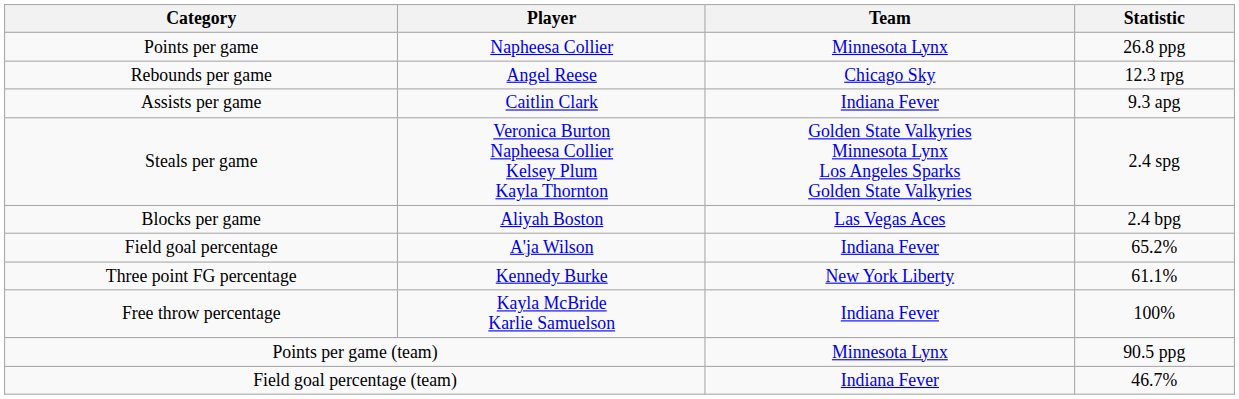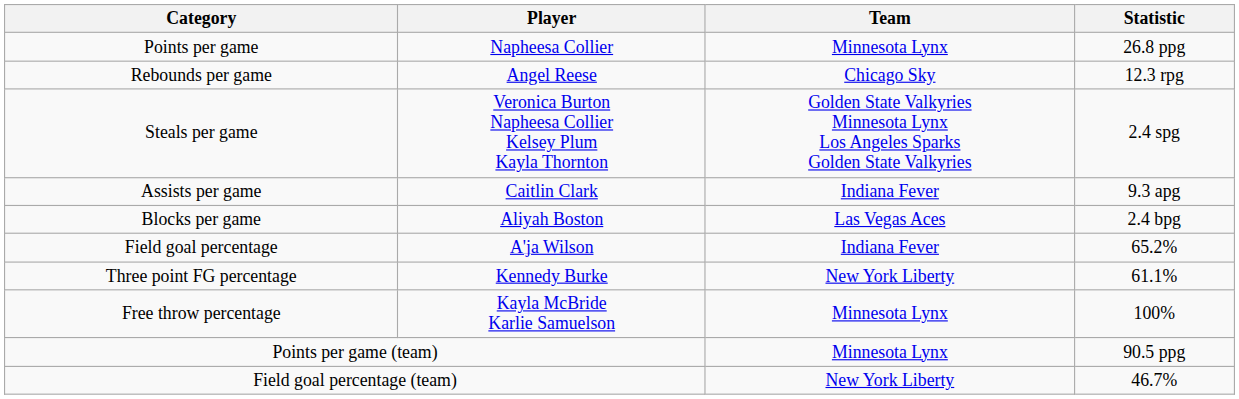rows swapped: (201, 103) <-> (201, 161)
(890, 313) Indiana Fever -> (890, 313) Minnesota Lynx
(890, 380) Indiana Fever -> (890, 380) New York Liberty
